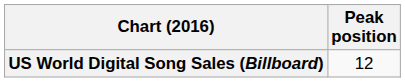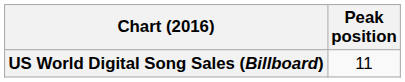(364, 63) 12 -> (364, 63) 11
